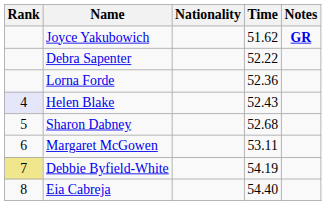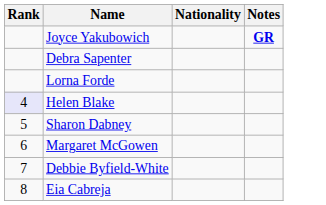- column: (263, 15)
(24, 168) khaki background -> (24, 168) no background
